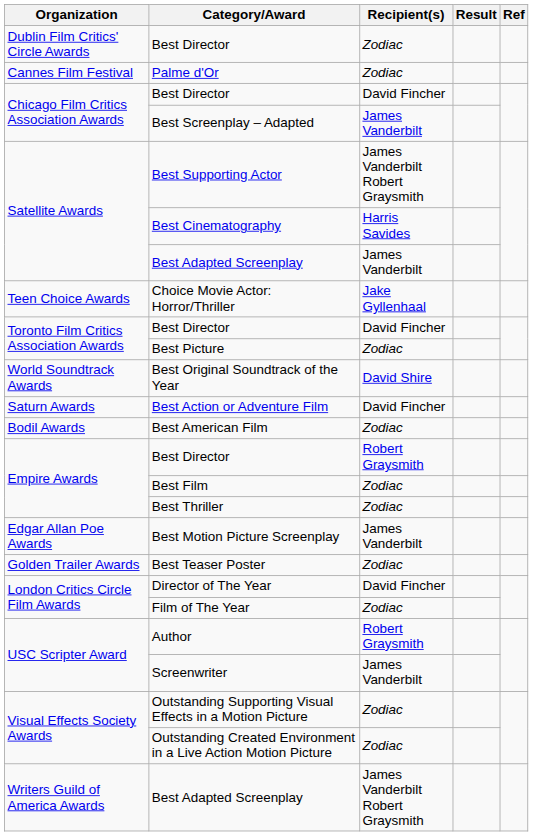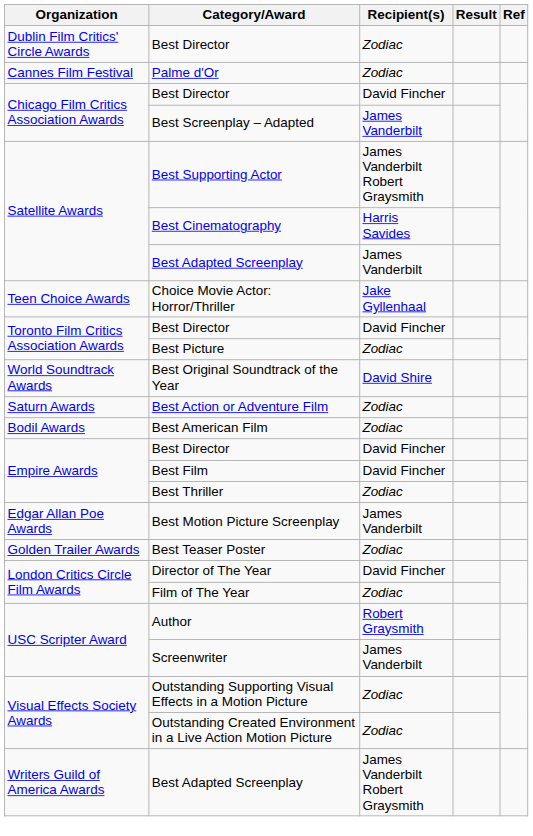(404, 407) David Fincher -> (383, 407) Zodiac
(393, 457) Robert Graysmith -> (404, 449) David Fincher
(383, 486) Zodiac -> (404, 470) David Fincher
